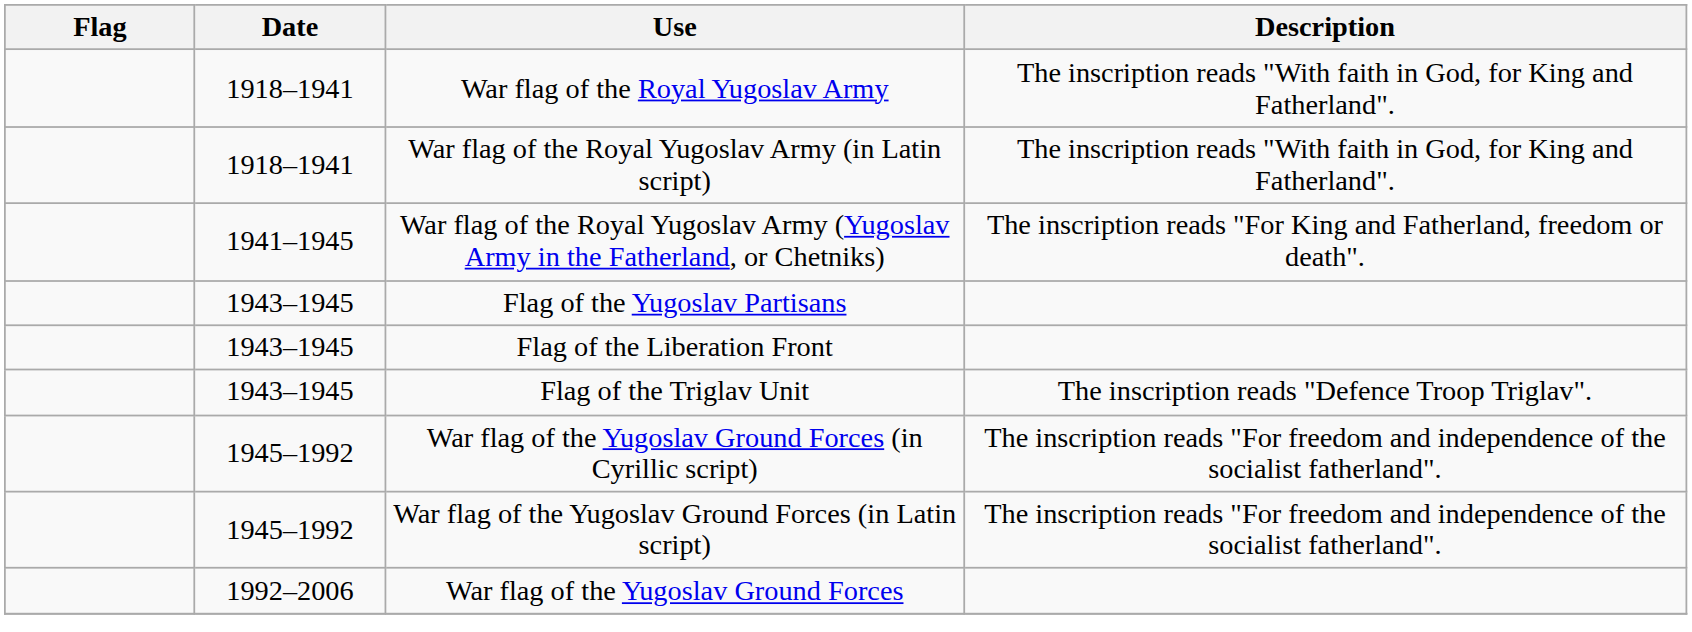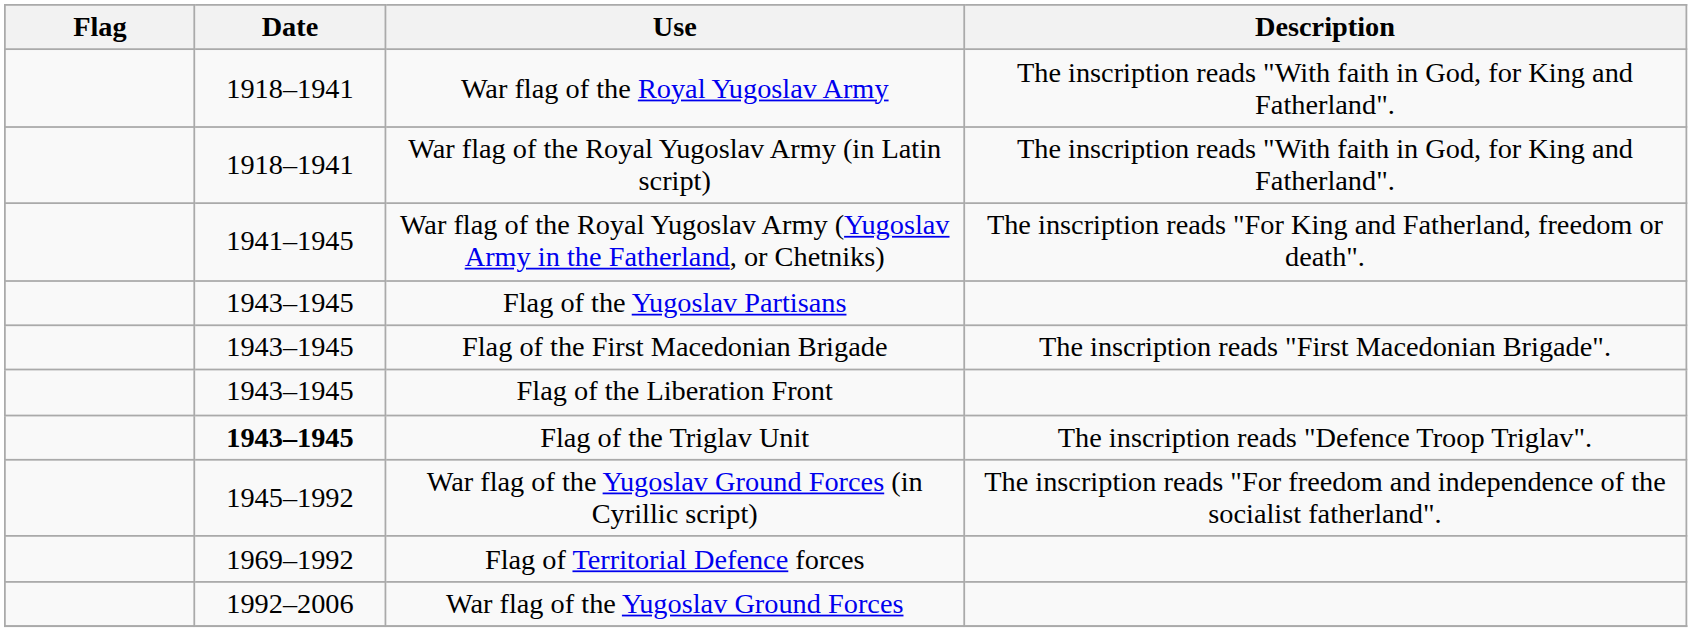+ row: (675, 347)
(290, 392) normal -> (290, 436) bold
- row: (675, 529)
+ row: (675, 558)
